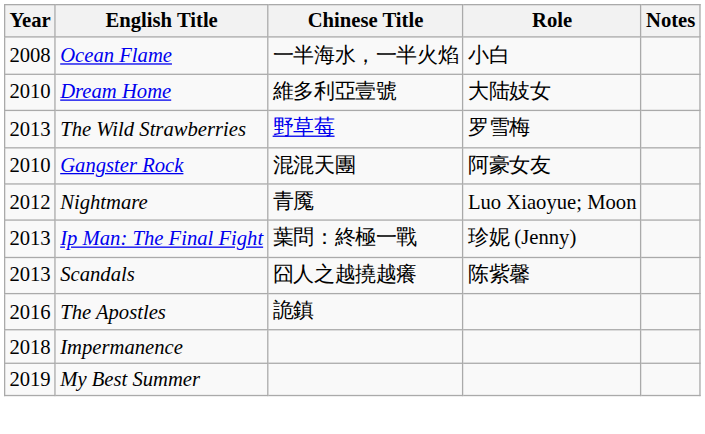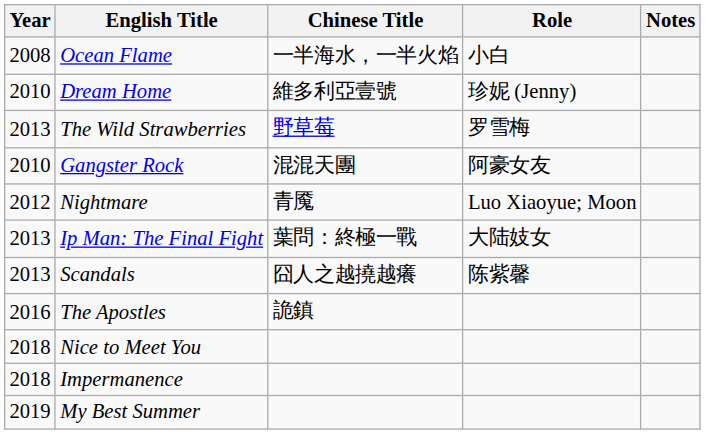(509, 91) 大陆妓女 -> (522, 91) 珍妮 (Jenny)
(522, 237) 珍妮 (Jenny) -> (509, 237) 大陆妓女
+ row: (131, 346)
